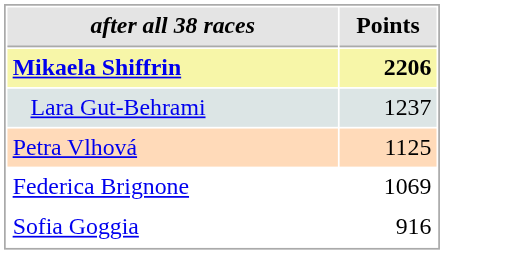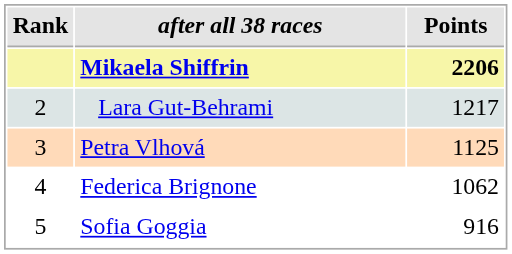+ column: (40, 26)
(408, 107) 1237 -> (475, 107) 1217
(408, 187) 1069 -> (475, 187) 1062
